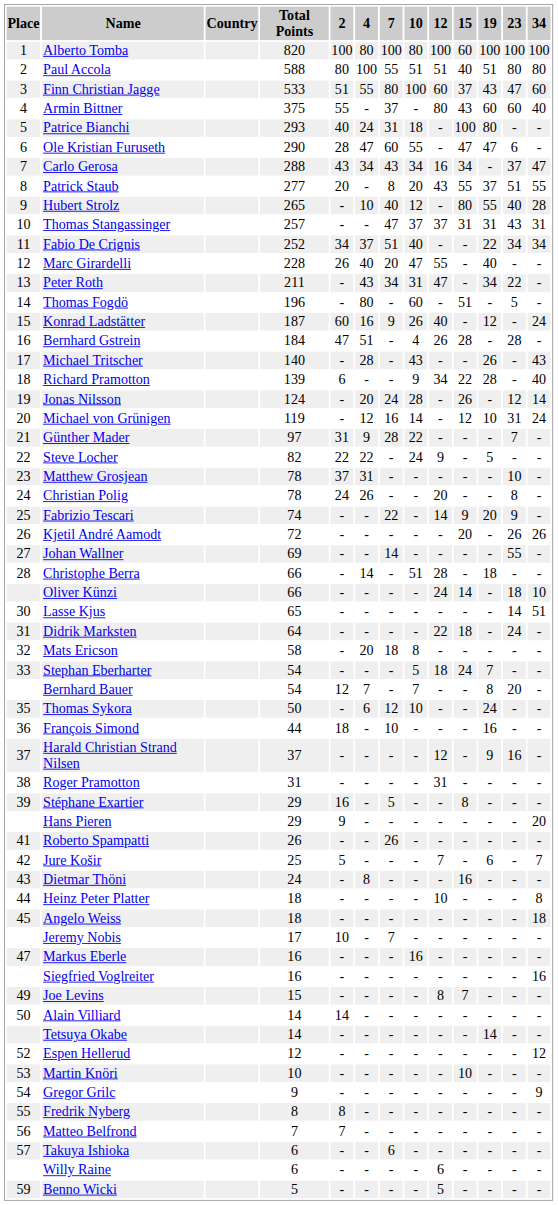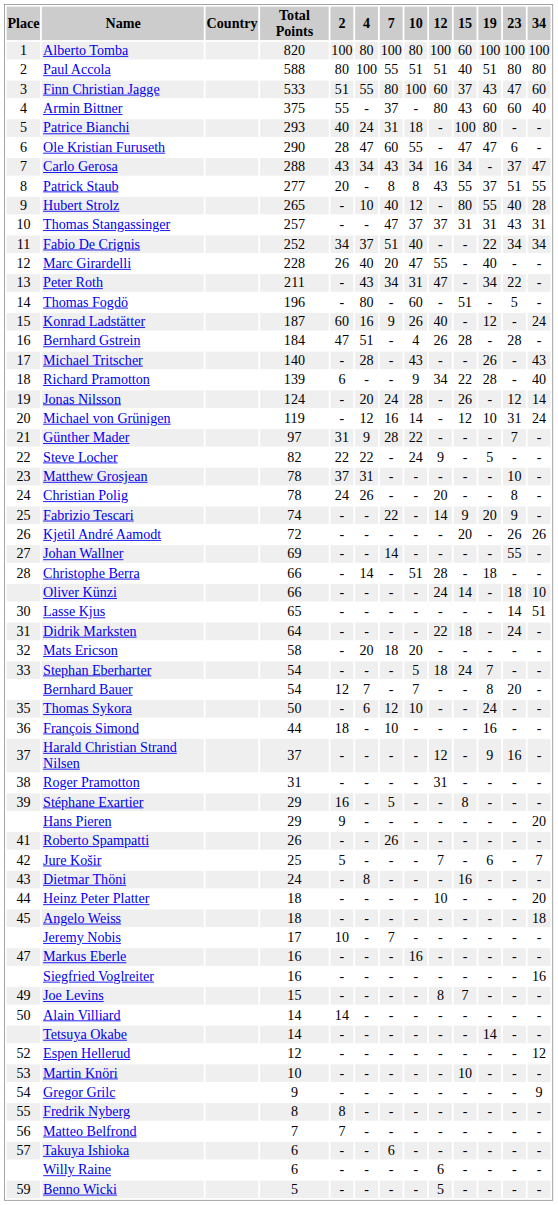(416, 186) 20 -> (416, 186) 8
(416, 650) 8 -> (416, 650) 20
(539, 899) 8 -> (539, 899) 20
